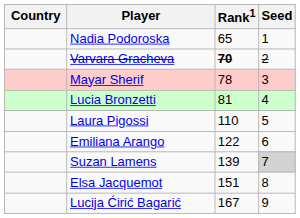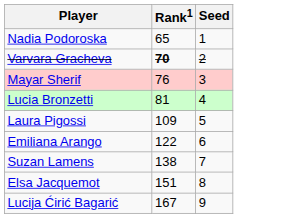- column: (36, 16)
(225, 79) 78 -> (162, 79) 76
(228, 121) 110 -> (166, 121) 109
(229, 162) 139 -> (166, 162) 138
(265, 162) lightgrey background -> (202, 162) no background
